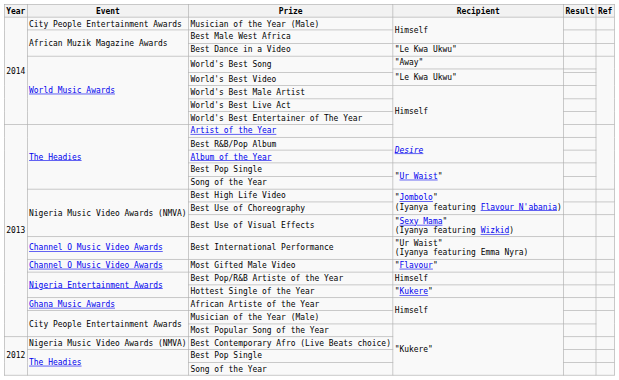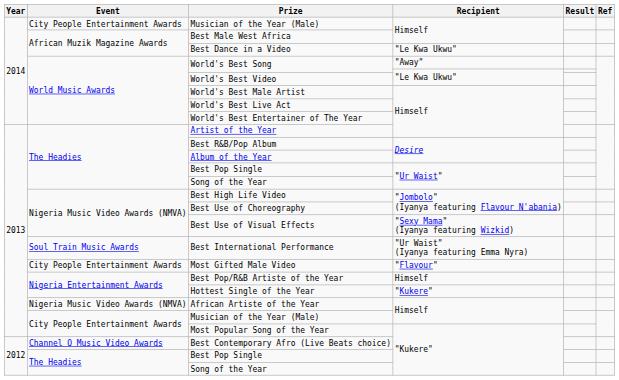(96, 248) Channel O Music Video Awards -> (84, 248) Soul Train Music Awards
(96, 265) Channel O Music Video Awards -> (105, 265) City People Entertainment Awards
(72, 304) Ghana Music Awards -> (108, 304) Nigeria Music Video Awards (NMVA)
(108, 343) Nigeria Music Video Awards (NMVA) -> (96, 343) Channel O Music Video Awards
